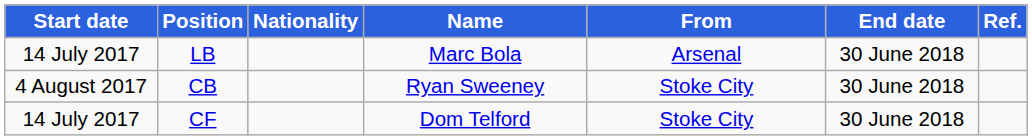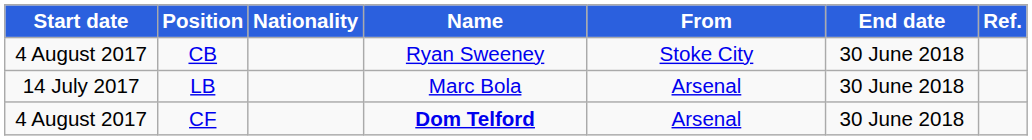rows swapped: (203, 54) <-> (203, 86)
(81, 119) 14 July 2017 -> (81, 119) 4 August 2017
(475, 119) normal -> (475, 119) bold
(706, 119) Stoke City -> (706, 119) Arsenal
